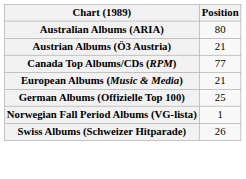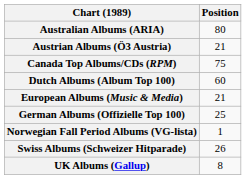(220, 64) 77 -> (220, 64) 75
+ row: (102, 81)
+ row: (102, 166)
